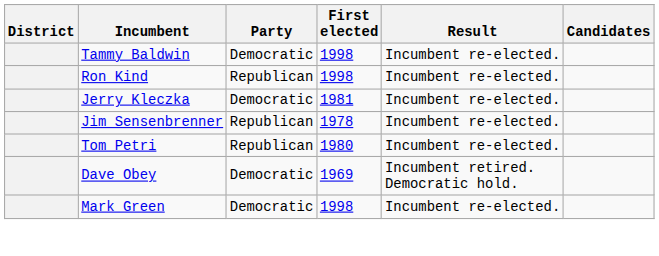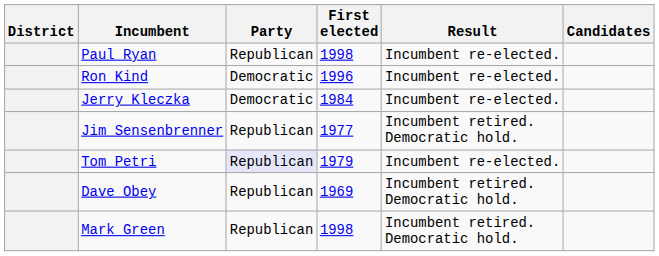+ row: (119, 55)
- row: (136, 55)
(272, 77) Republican -> (272, 77) Democratic
(337, 77) 1998 -> (337, 77) 1996
(337, 100) 1981 -> (337, 100) 1984
(337, 123) 1978 -> (337, 131) 1977
(473, 123) Incumbent re-elected. -> (460, 131) Incumbent retired. Democratic hold.
(272, 145) no background -> (272, 161) lavender background
(337, 145) 1980 -> (337, 161) 1979
(272, 176) Democratic -> (272, 192) Republican
(272, 207) Democratic -> (272, 231) Republican
(473, 207) Incumbent re-elected. -> (460, 231) Incumbent retired. Democratic hold.
